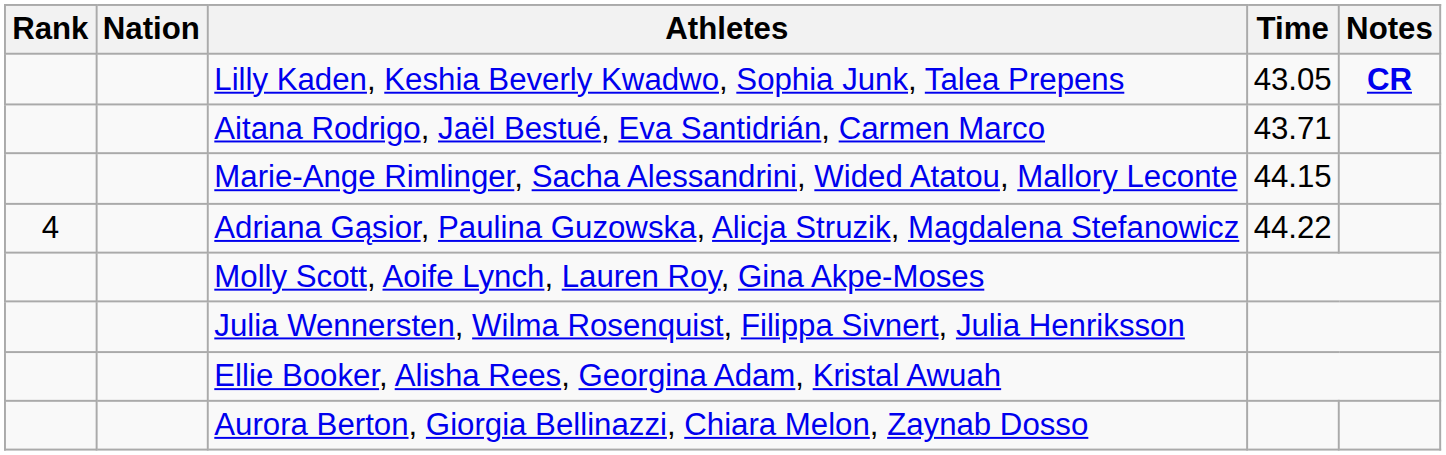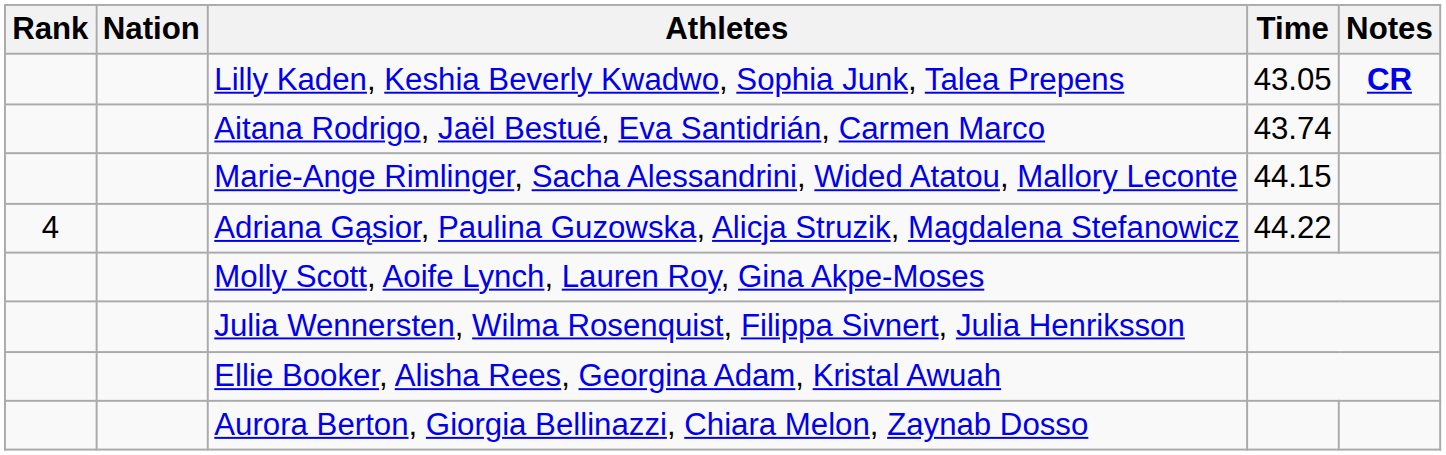(1293, 128) 43.71 -> (1293, 128) 43.74
